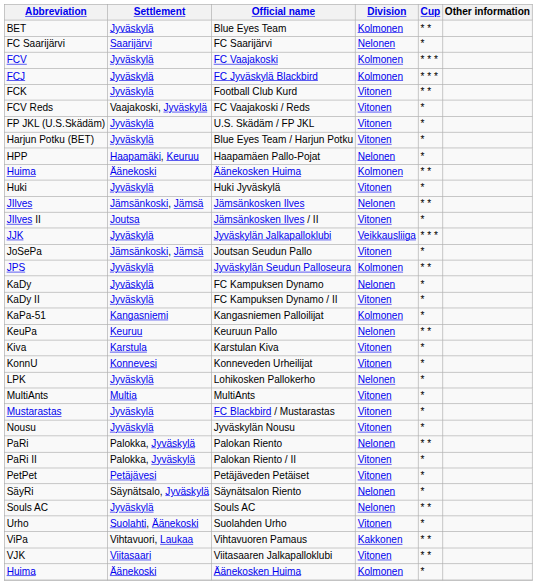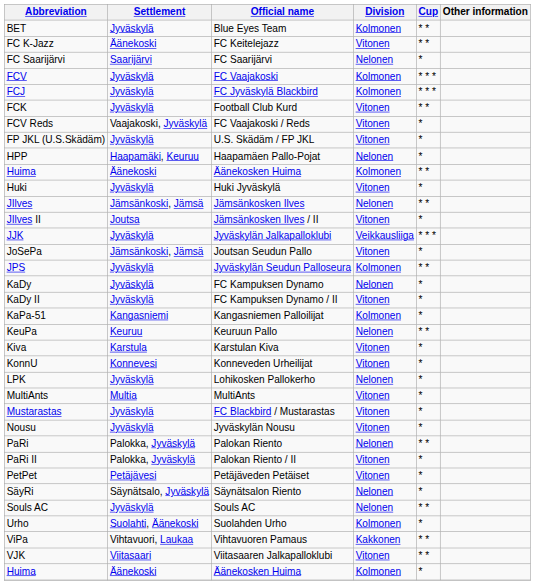+ row: (30, 44)
- row: (50, 140)
(375, 524) Vitonen -> (378, 524) Kolmonen
